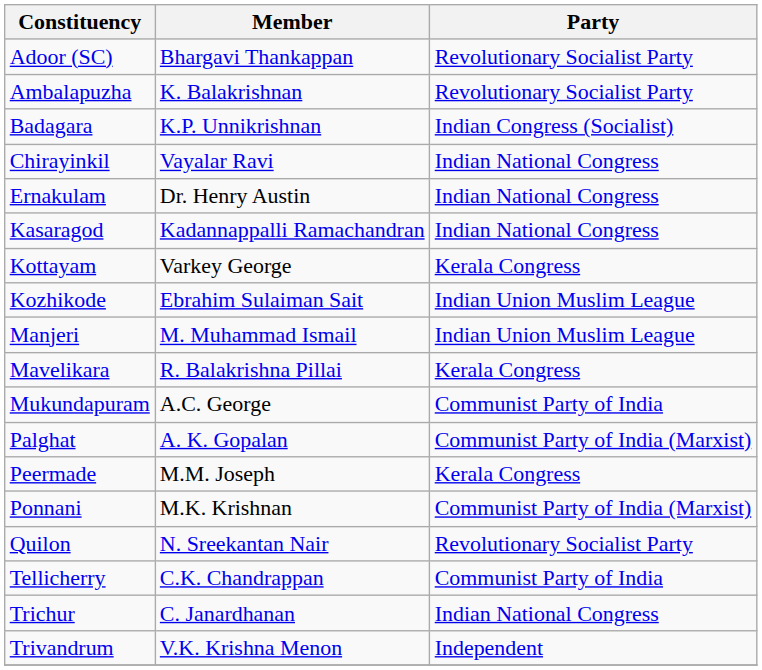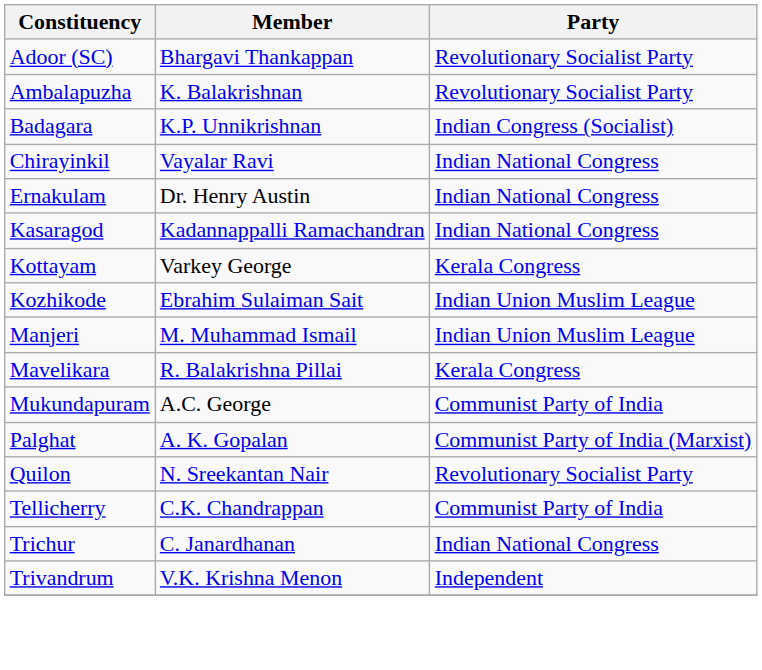- row: (53, 473)
- row: (46, 508)
